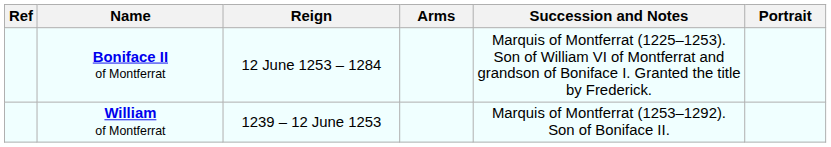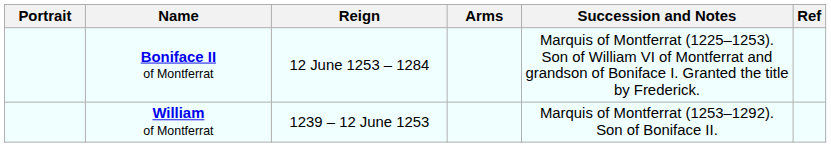columns swapped: (785, 16) <-> (21, 16)
